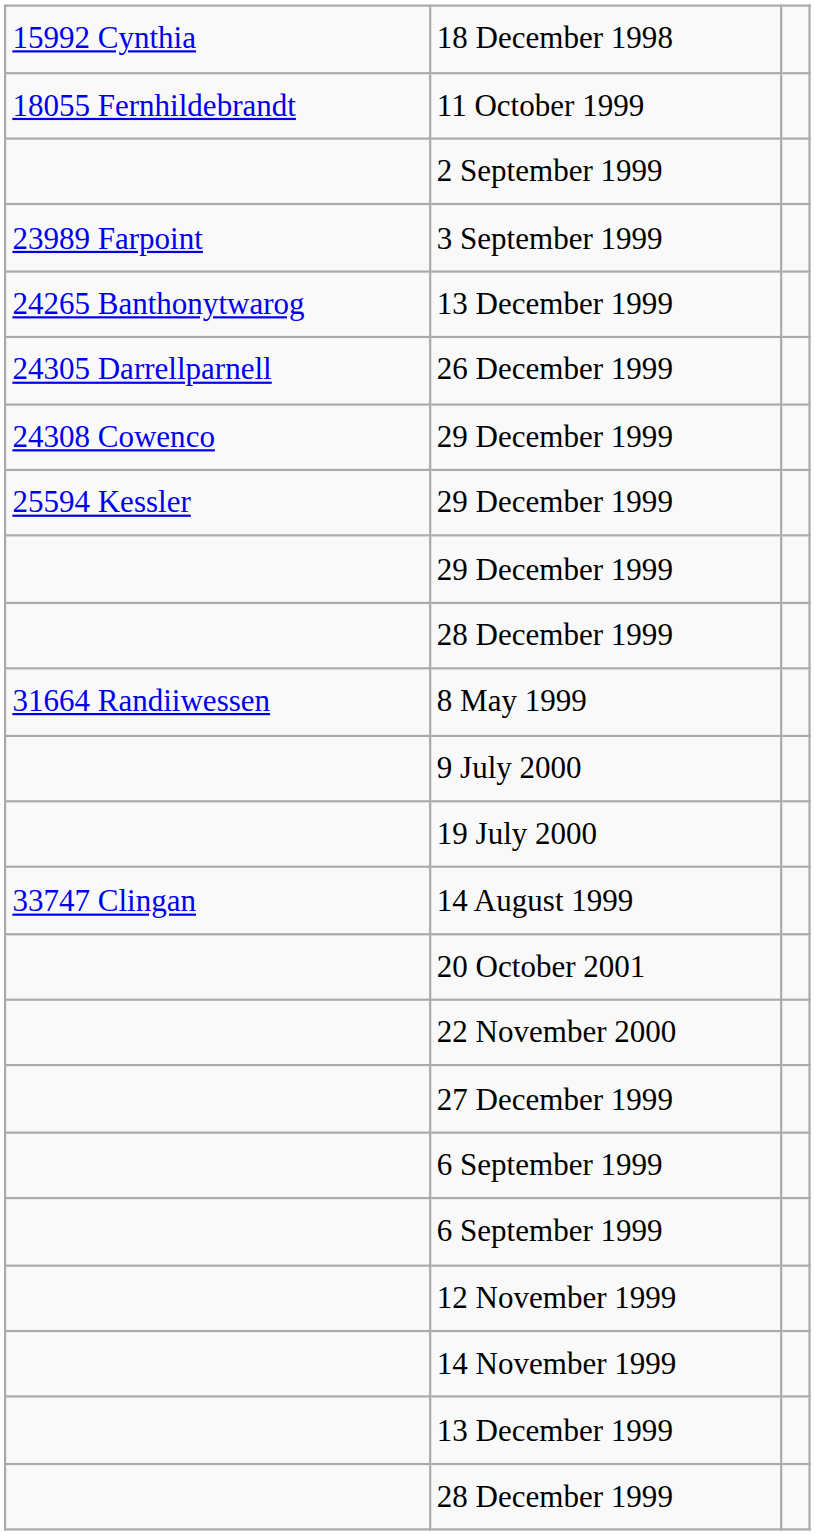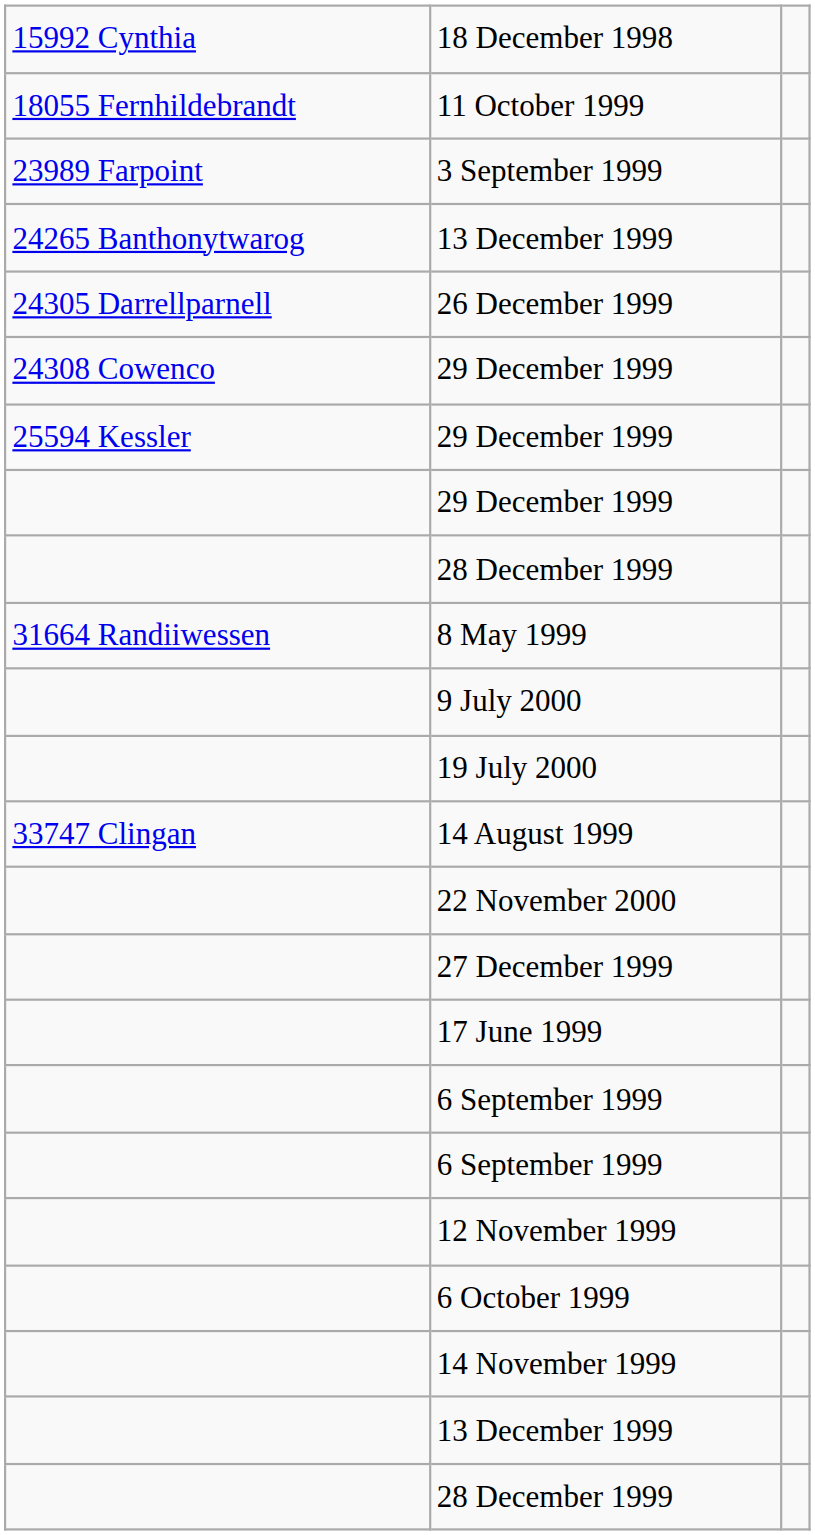- row: (217, 172)
- row: (217, 967)
+ row: (217, 1033)
+ row: (217, 1298)
